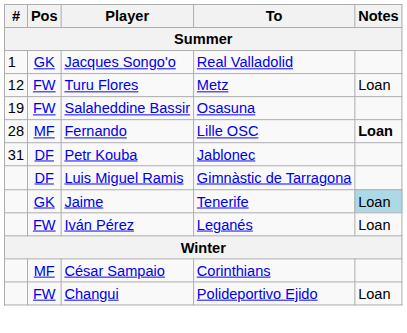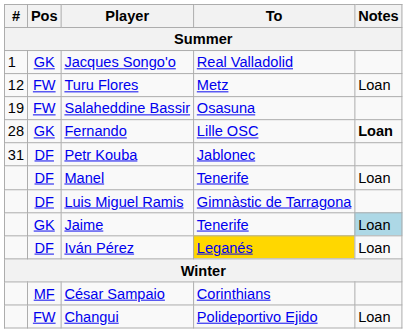(44, 132) MF -> (44, 132) GK
+ row: (84, 178)
(44, 224) FW -> (44, 247) DF
(225, 224) no background -> (225, 247) gold background
